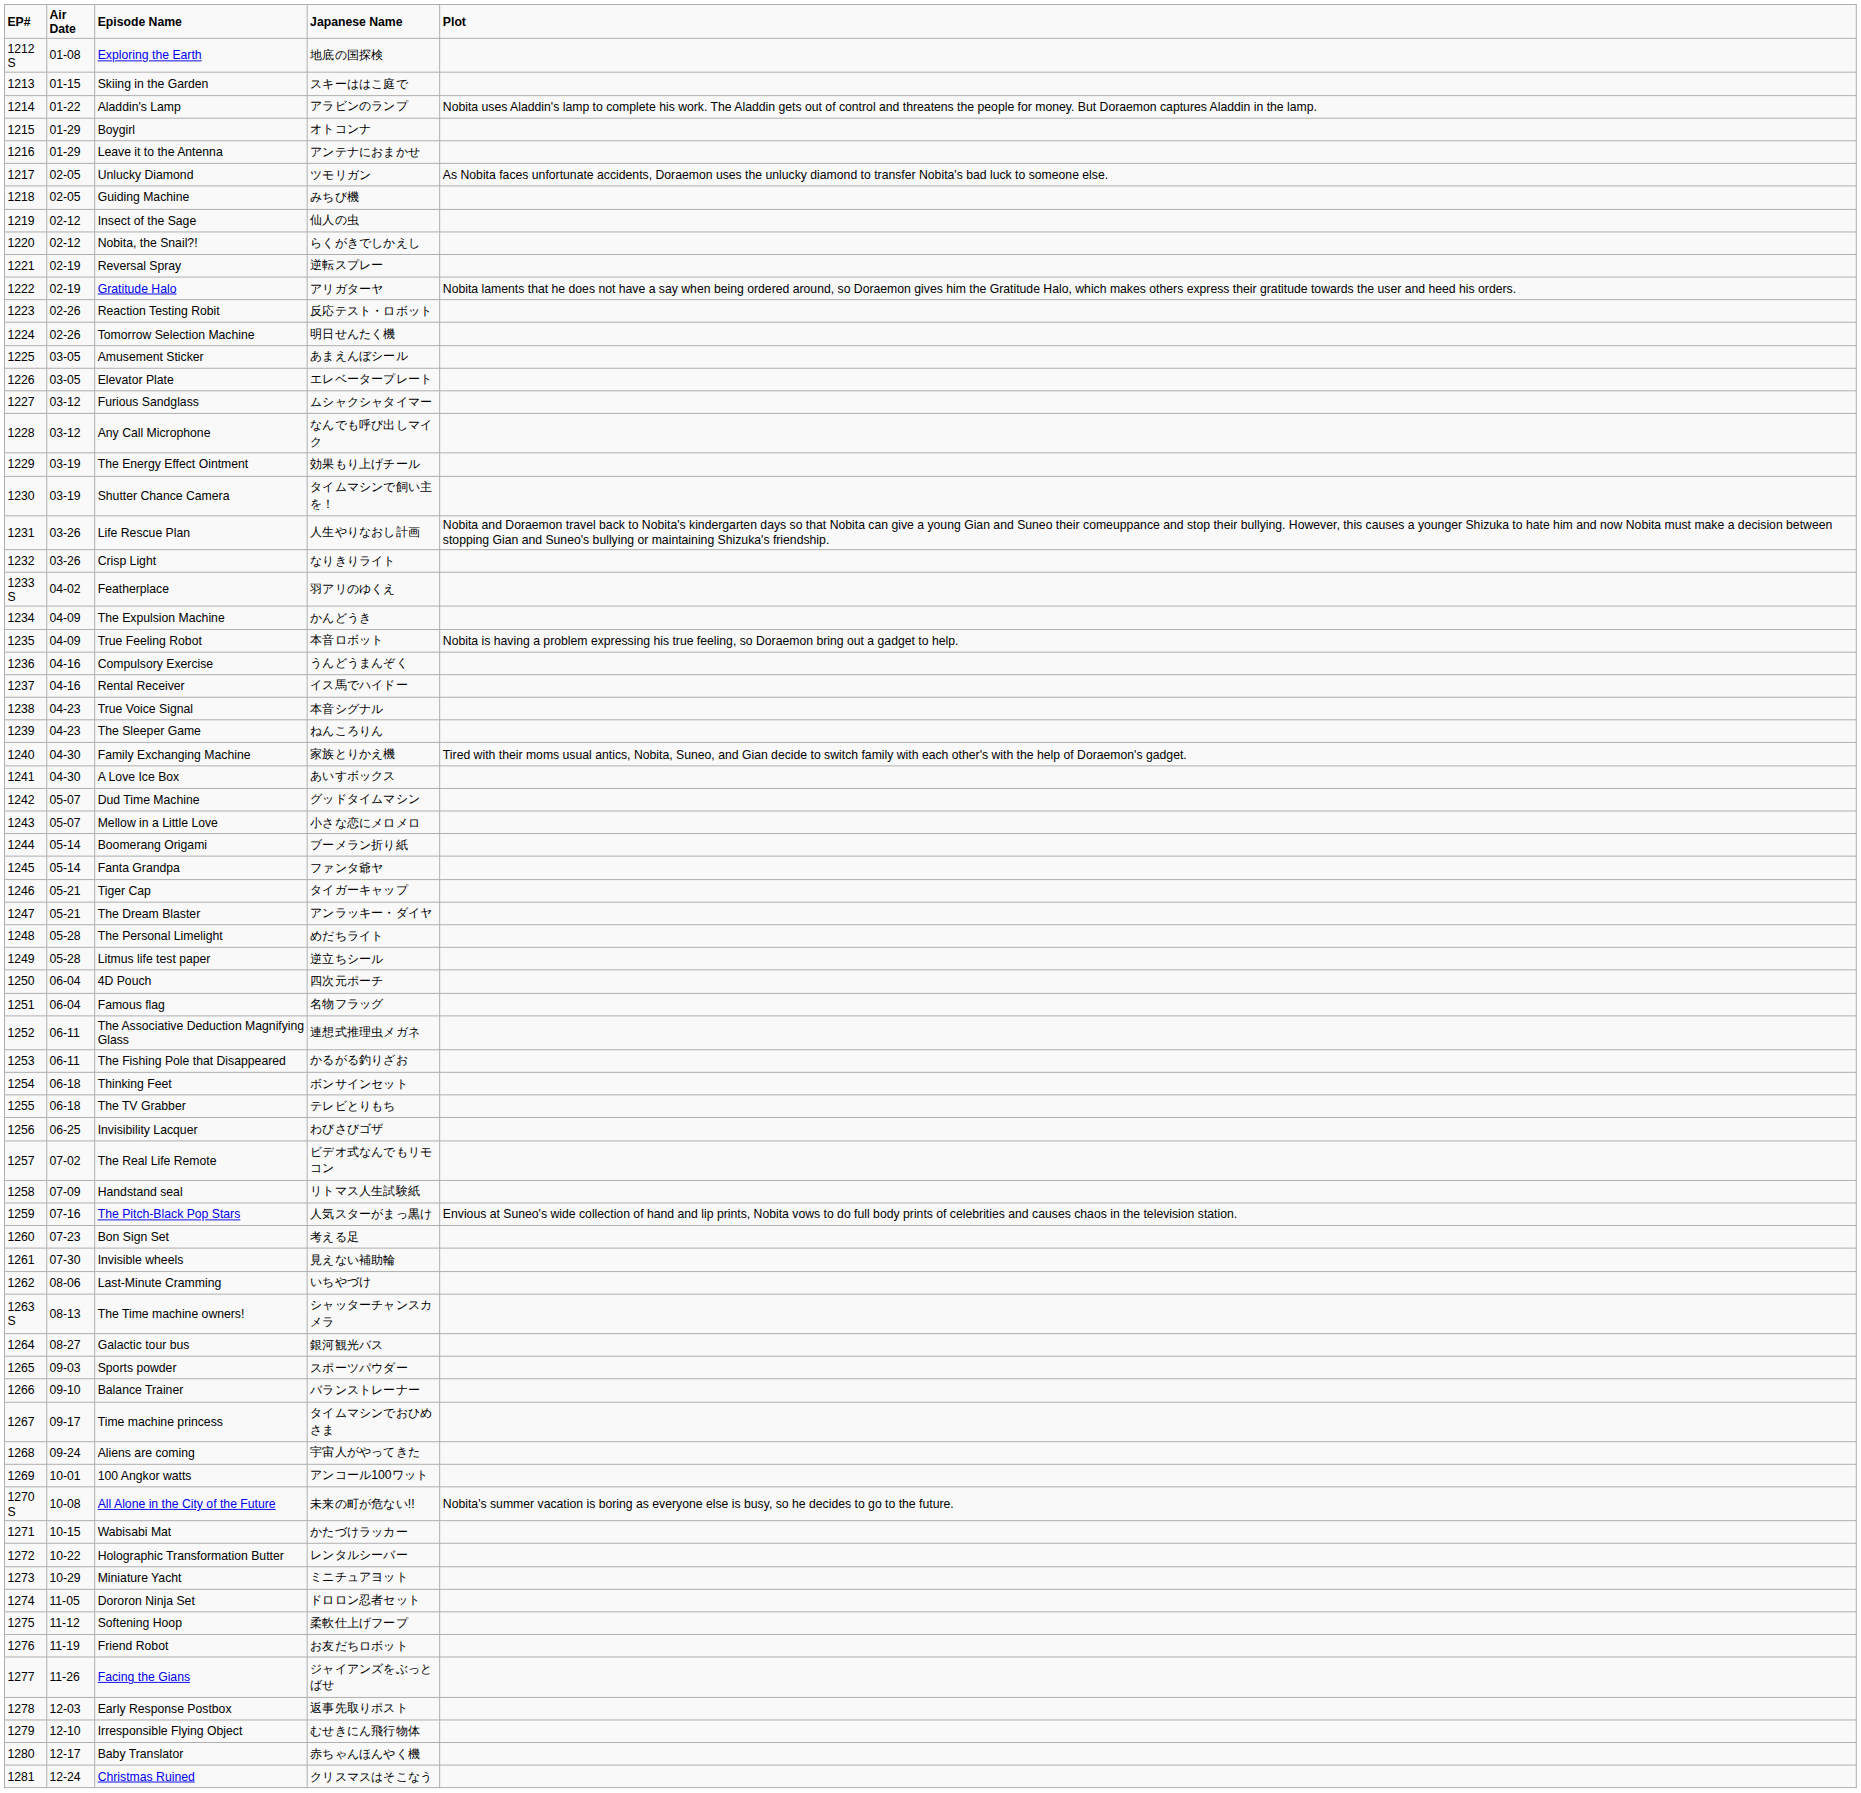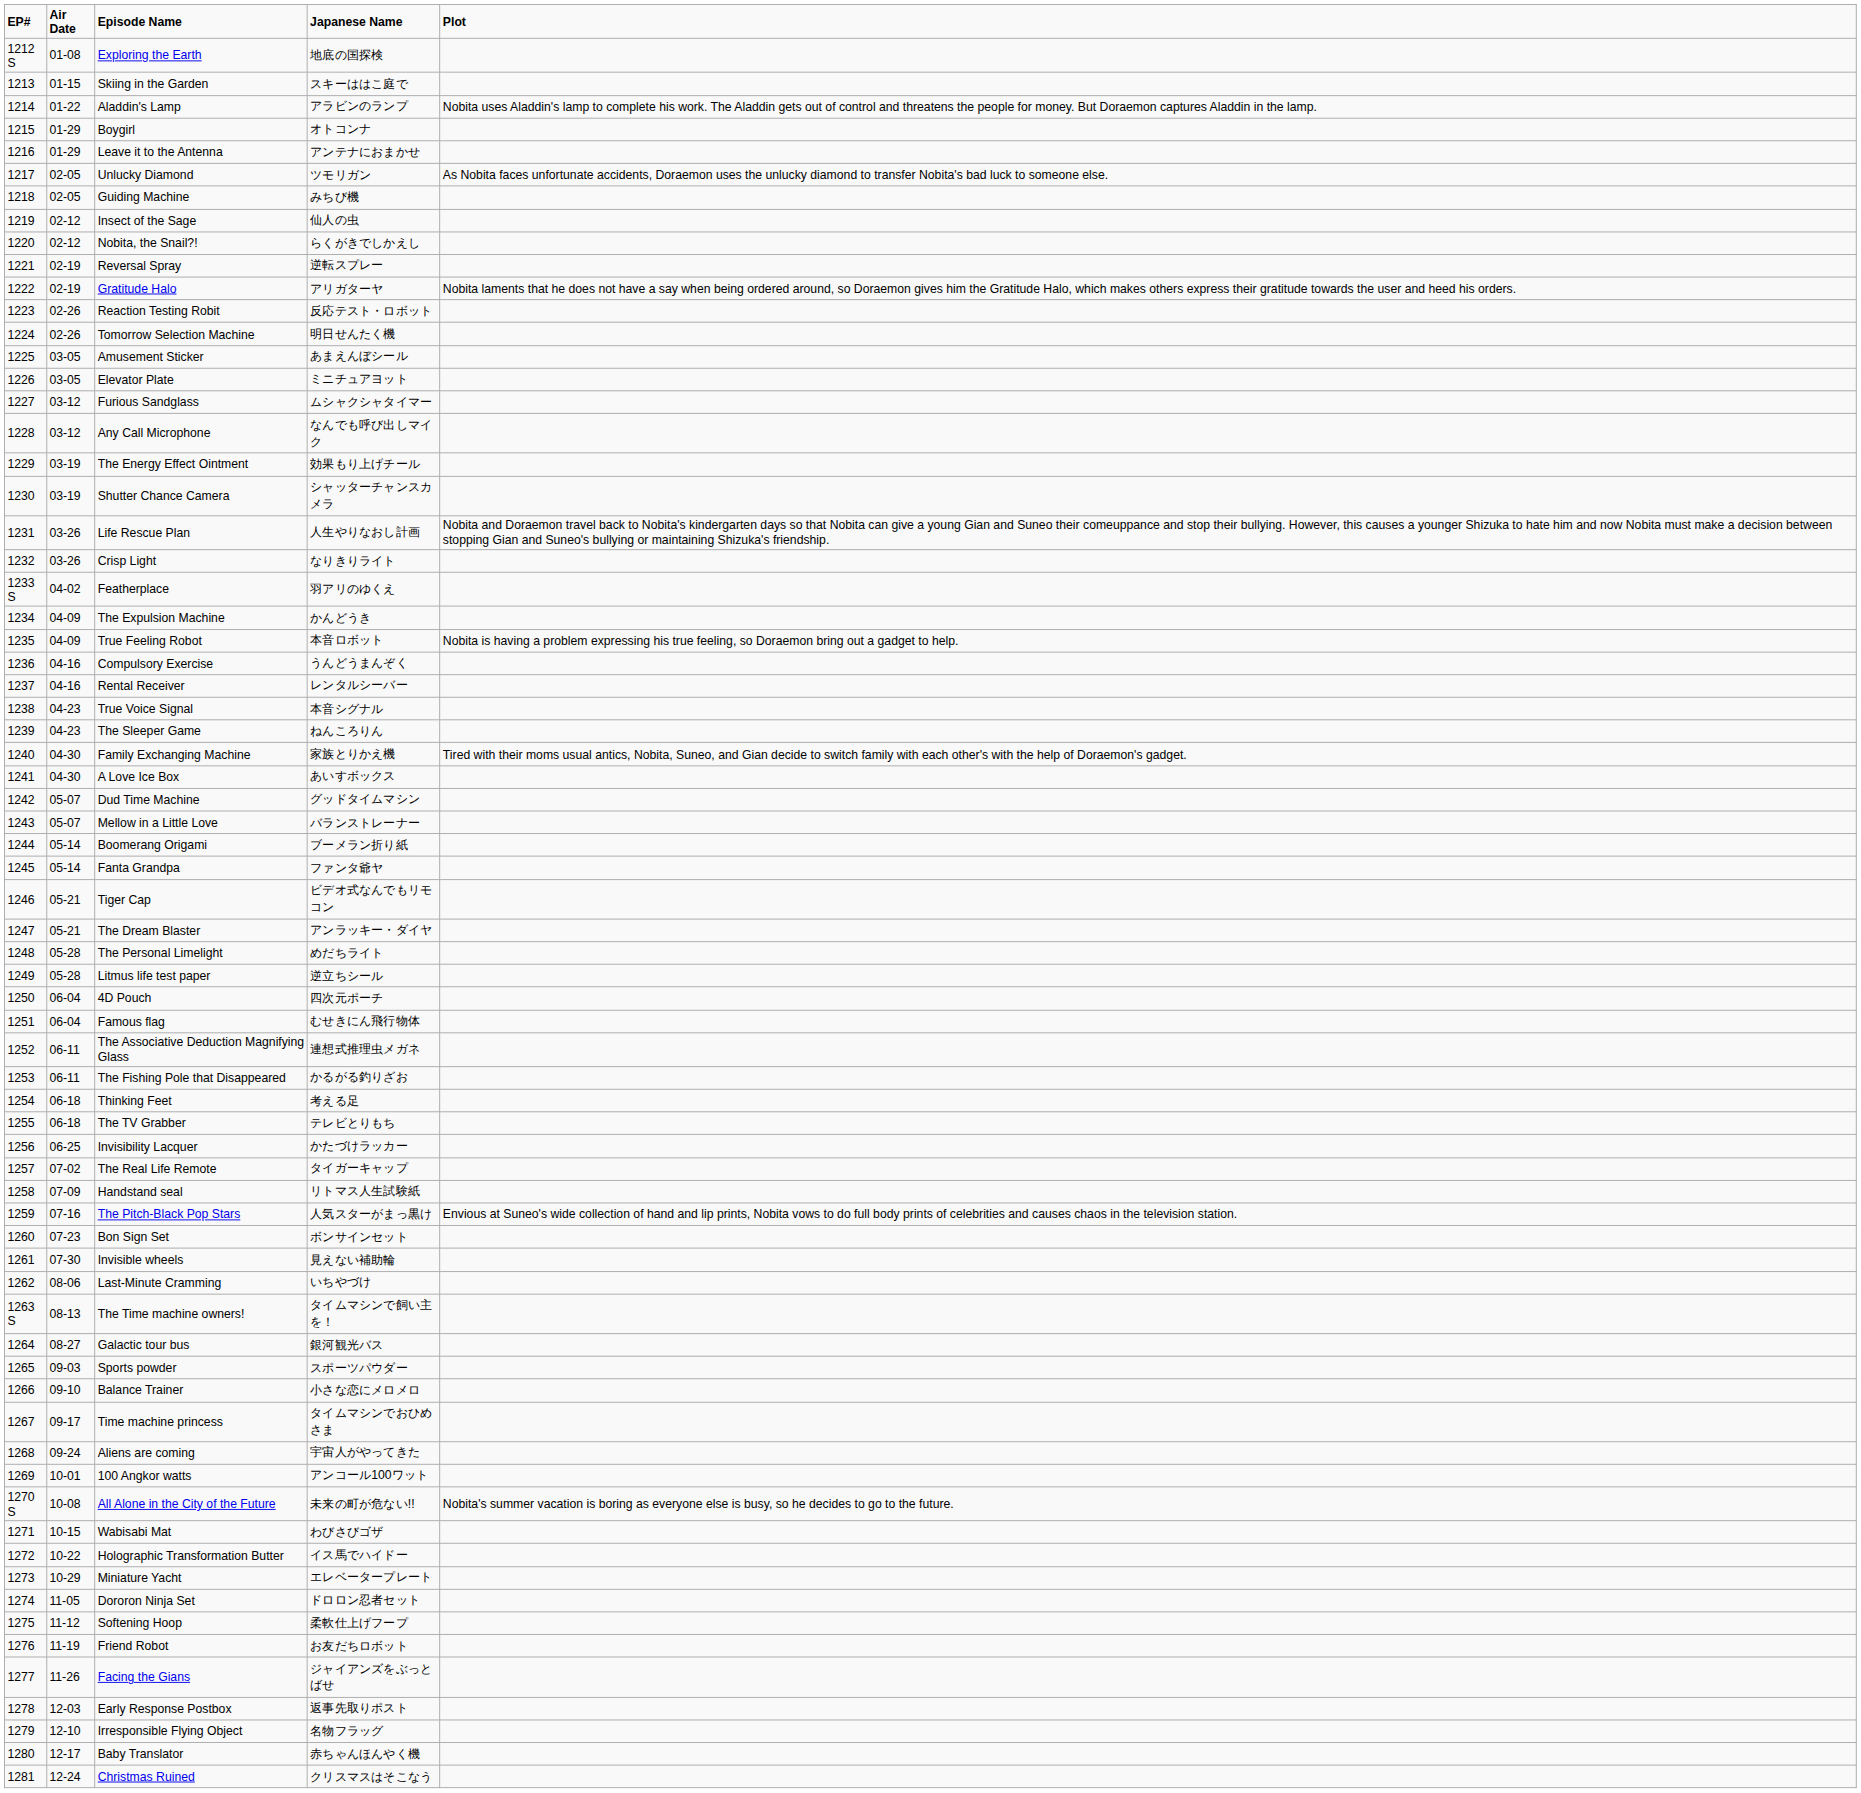(371, 379) エレベータープレート -> (359, 379) ミニチュアヨット
(371, 495) タイムマシンで飼い主を！ -> (371, 495) シャッターチャンスカメラ
(359, 685) イス馬でハイドー -> (359, 685) レンタルシーバー
(365, 822) 小さな恋にメロメロ -> (365, 822) バランストレーナー
(359, 890) タイガーキャップ -> (371, 899) ビデオ式なんでもリモコン
(347, 1004) 名物フラッグ -> (365, 1021) むせきにん飛行物体
(359, 1083) ボンサインセット -> (335, 1100) 考える足
(347, 1129) わびさびゴザ -> (359, 1146) かたづけラッカー
(371, 1160) ビデオ式なんでもリモコン -> (359, 1168) タイガーキャップ
(335, 1237) 考える足 -> (359, 1237) ボンサインセット
(371, 1313) シャッターチャンスカメラ -> (371, 1313) タイムマシンで飼い主を！
(365, 1390) バランストレーナー -> (365, 1390) 小さな恋にメロメロ
(359, 1532) かたづけラッカー -> (347, 1532) わびさびゴザ
(359, 1555) レンタルシーバー -> (359, 1555) イス馬でハイドー
(359, 1577) ミニチュアヨット -> (371, 1577) エレベータープレート
(365, 1731) むせきにん飛行物体 -> (347, 1731) 名物フラッグ
